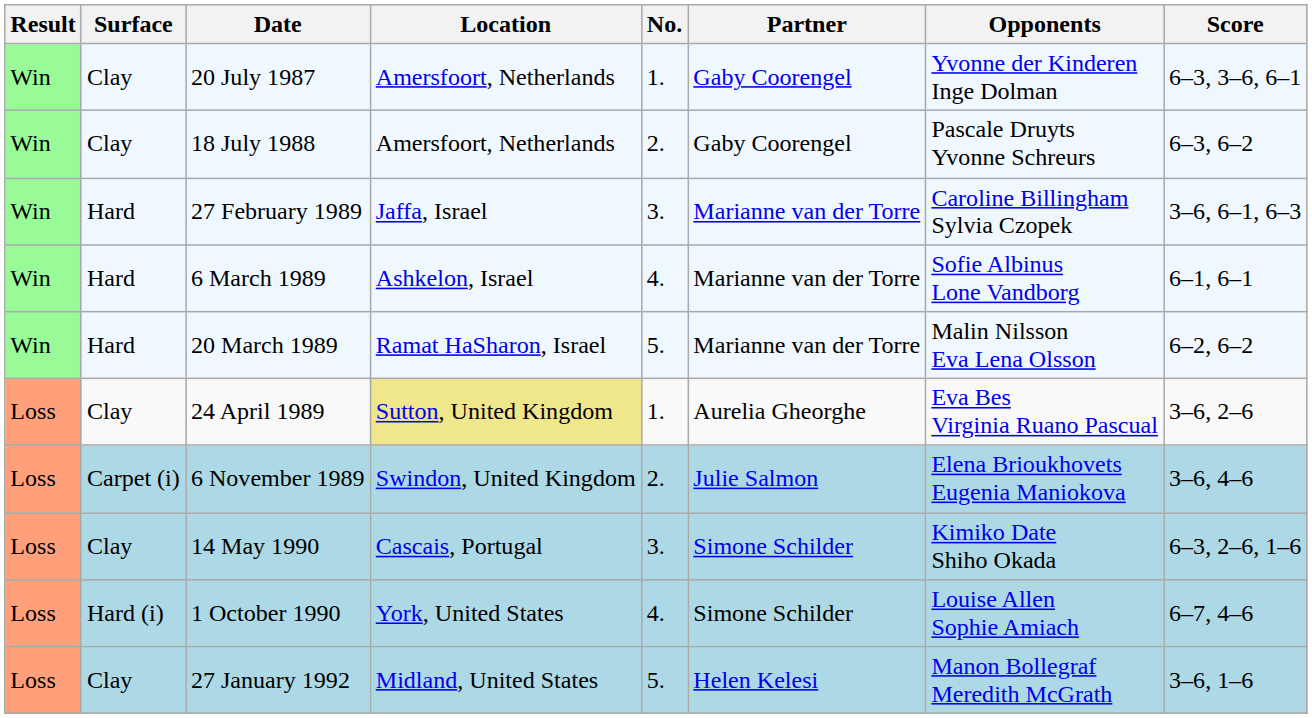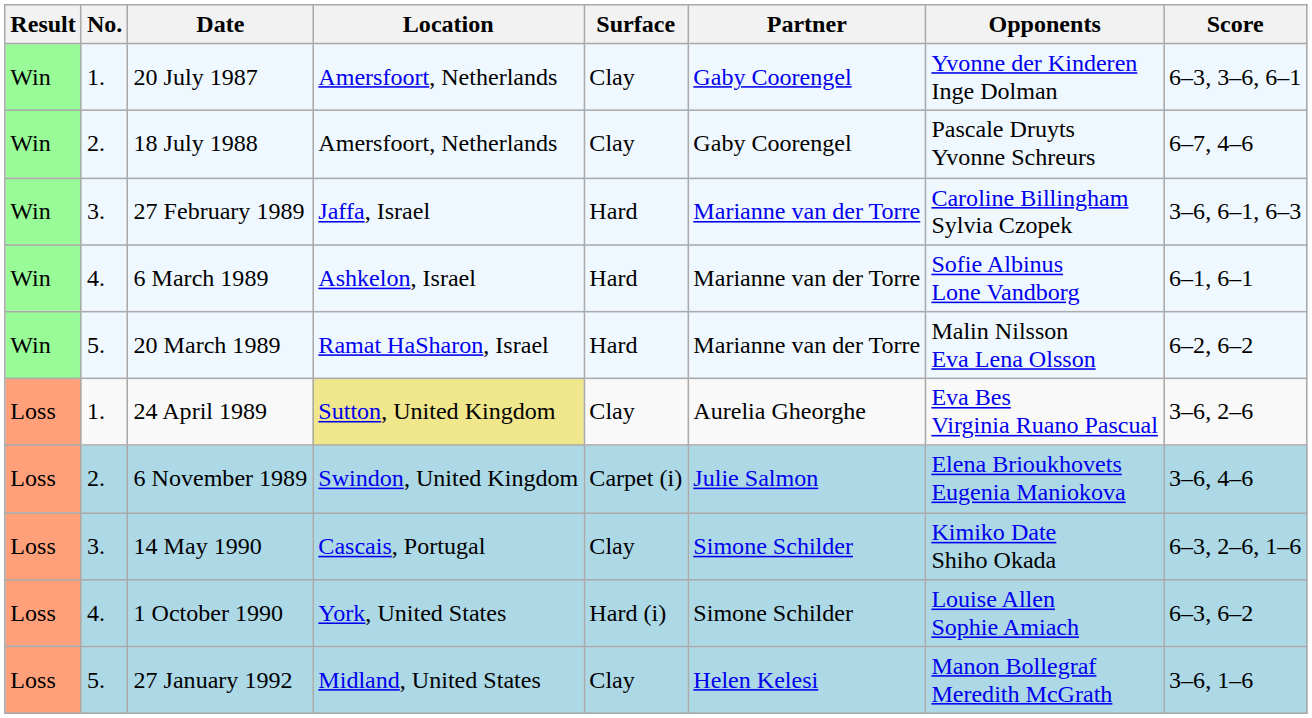columns swapped: (664, 23) <-> (133, 23)
(1211, 143) 6–3, 6–2 -> (1211, 143) 6–7, 4–6
(1211, 612) 6–7, 4–6 -> (1211, 612) 6–3, 6–2
